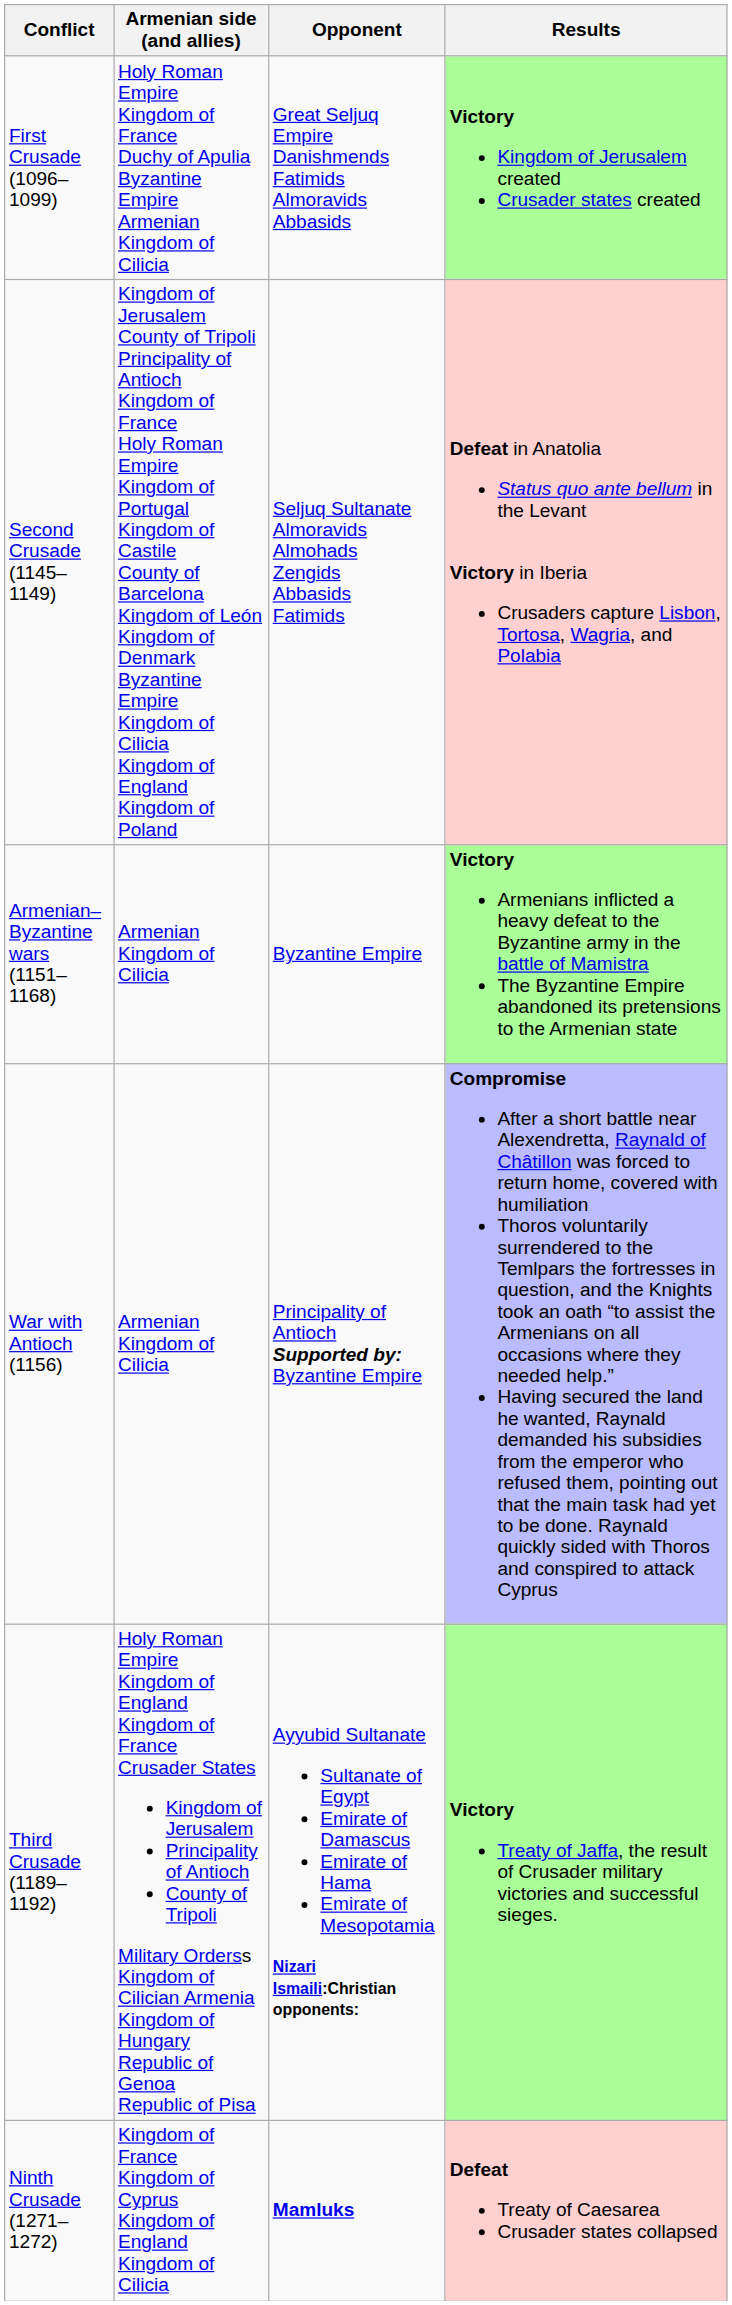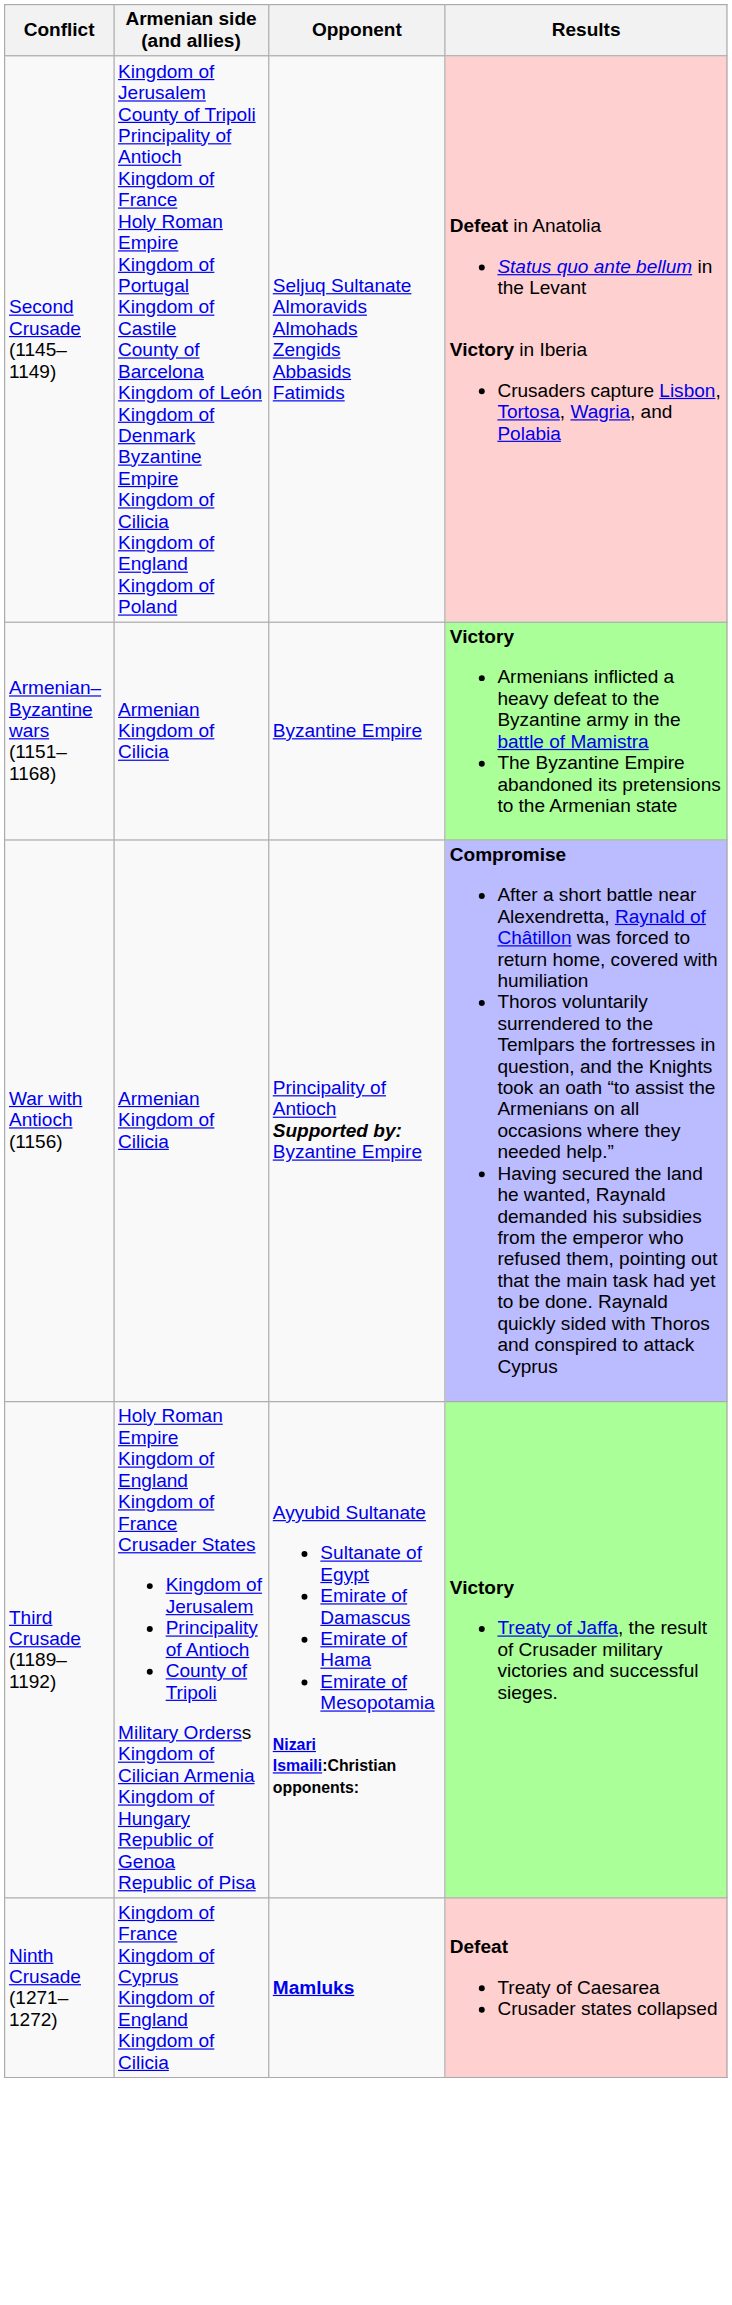- row: (45, 167)
